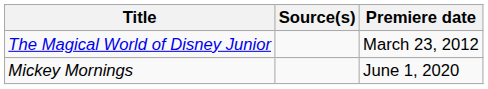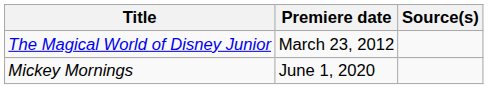columns swapped: (421, 17) <-> (317, 17)
